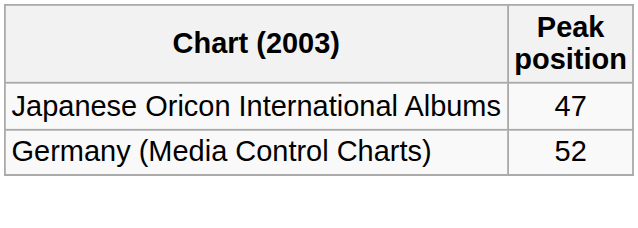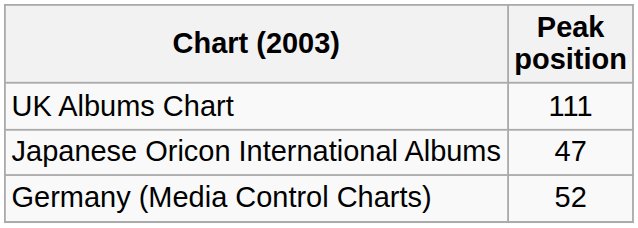+ row: (123, 105)
